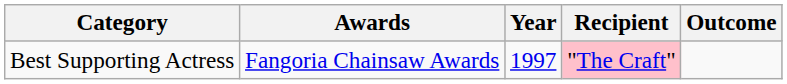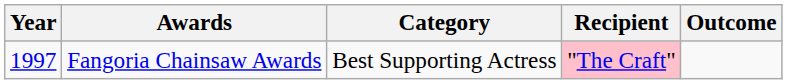columns swapped: (533, 22) <-> (122, 22)
